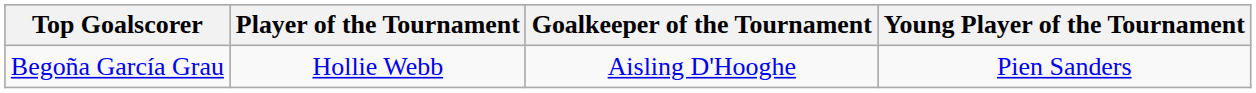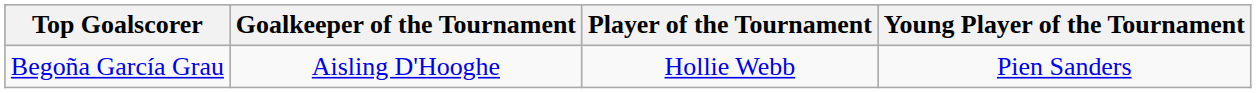columns swapped: (378, 25) <-> (702, 25)
